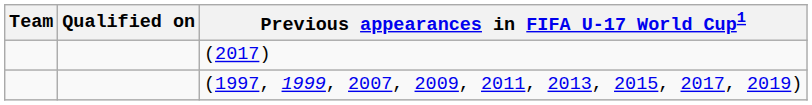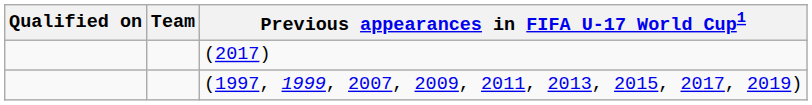columns swapped: (31, 22) <-> (129, 22)
